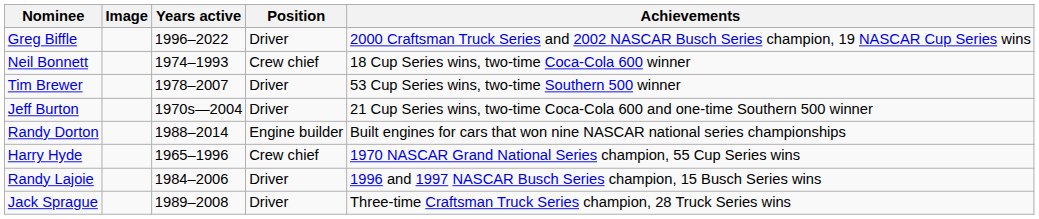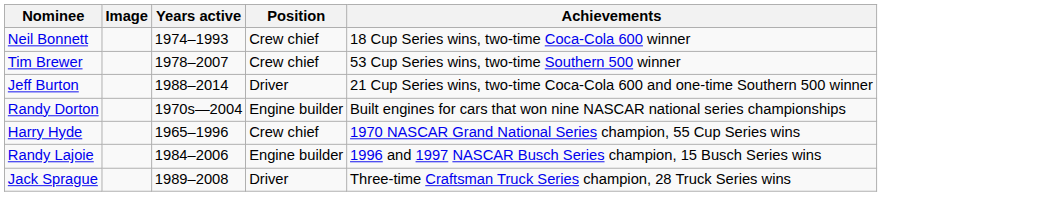- row: (42, 39)
(269, 86) Driver -> (284, 62) Crew chief
(199, 109) 1970s—2004 -> (192, 86) 1988–2014
(192, 132) 1988–2014 -> (199, 109) 1970s—2004
(269, 179) Driver -> (296, 156) Engine builder
